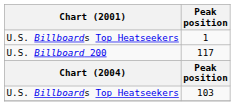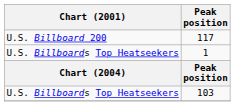rows swapped: (205, 53) <-> (205, 38)
